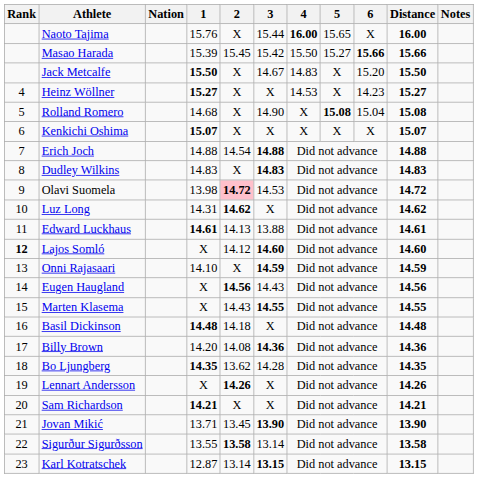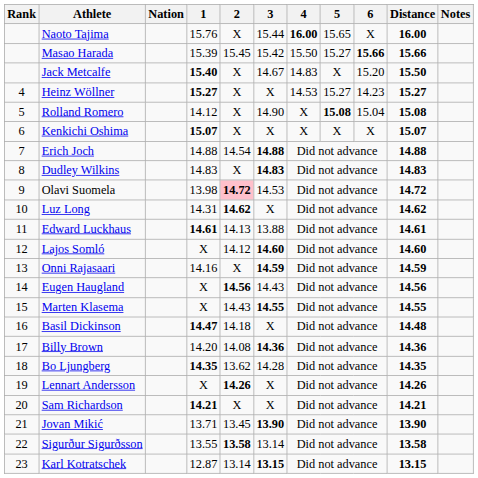(203, 72) 15.50 -> (203, 72) 15.40
(337, 92) X -> (337, 92) 15.27
(203, 111) 14.68 -> (203, 111) 14.12
(22, 248) bold -> (22, 248) normal
(203, 268) 14.10 -> (203, 268) 14.16
(203, 326) 14.48 -> (203, 326) 14.47
